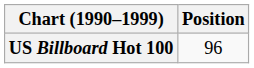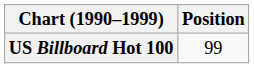(213, 47) 96 -> (213, 47) 99
